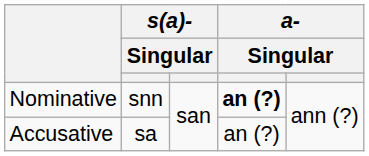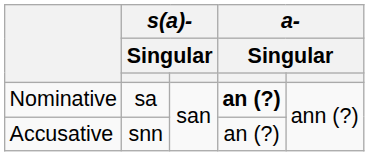(146, 99) snn -> (146, 99) sa
(146, 133) sa -> (146, 133) snn
